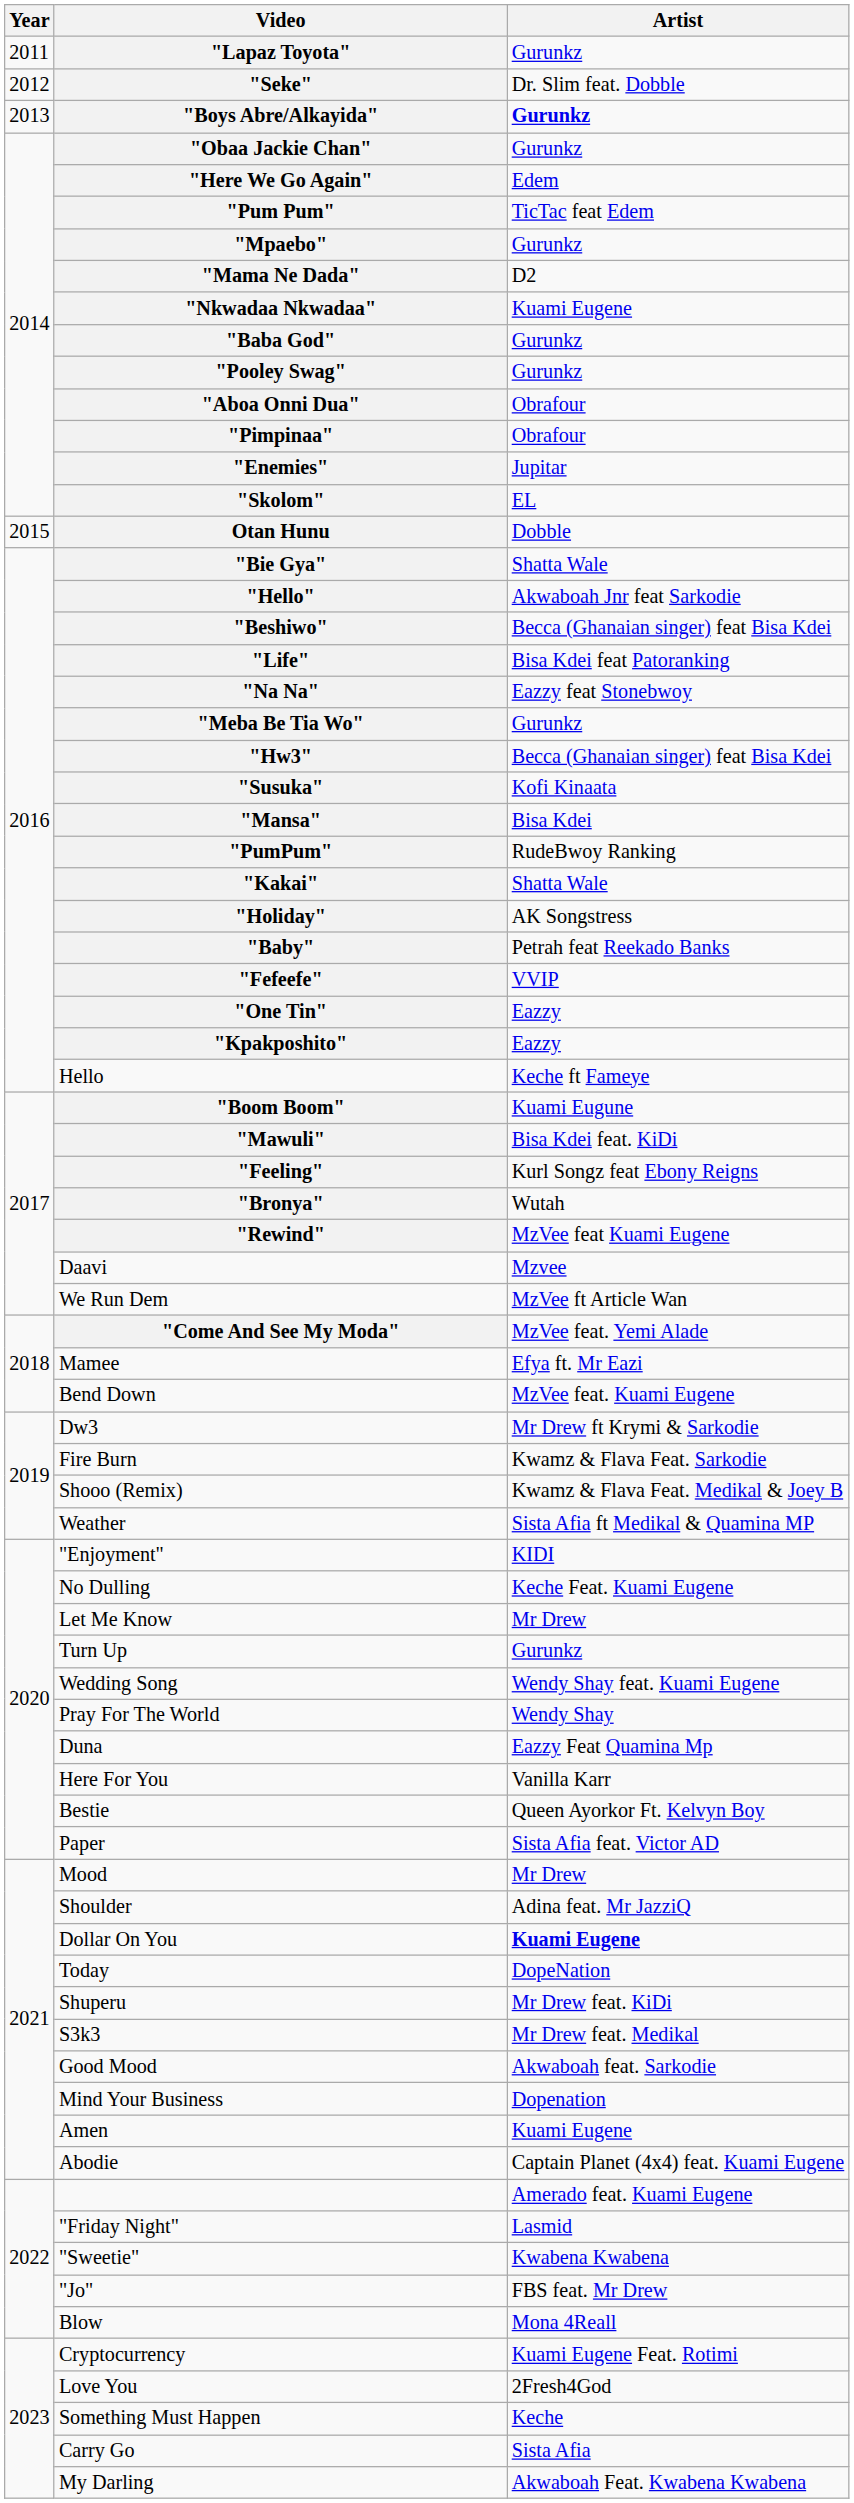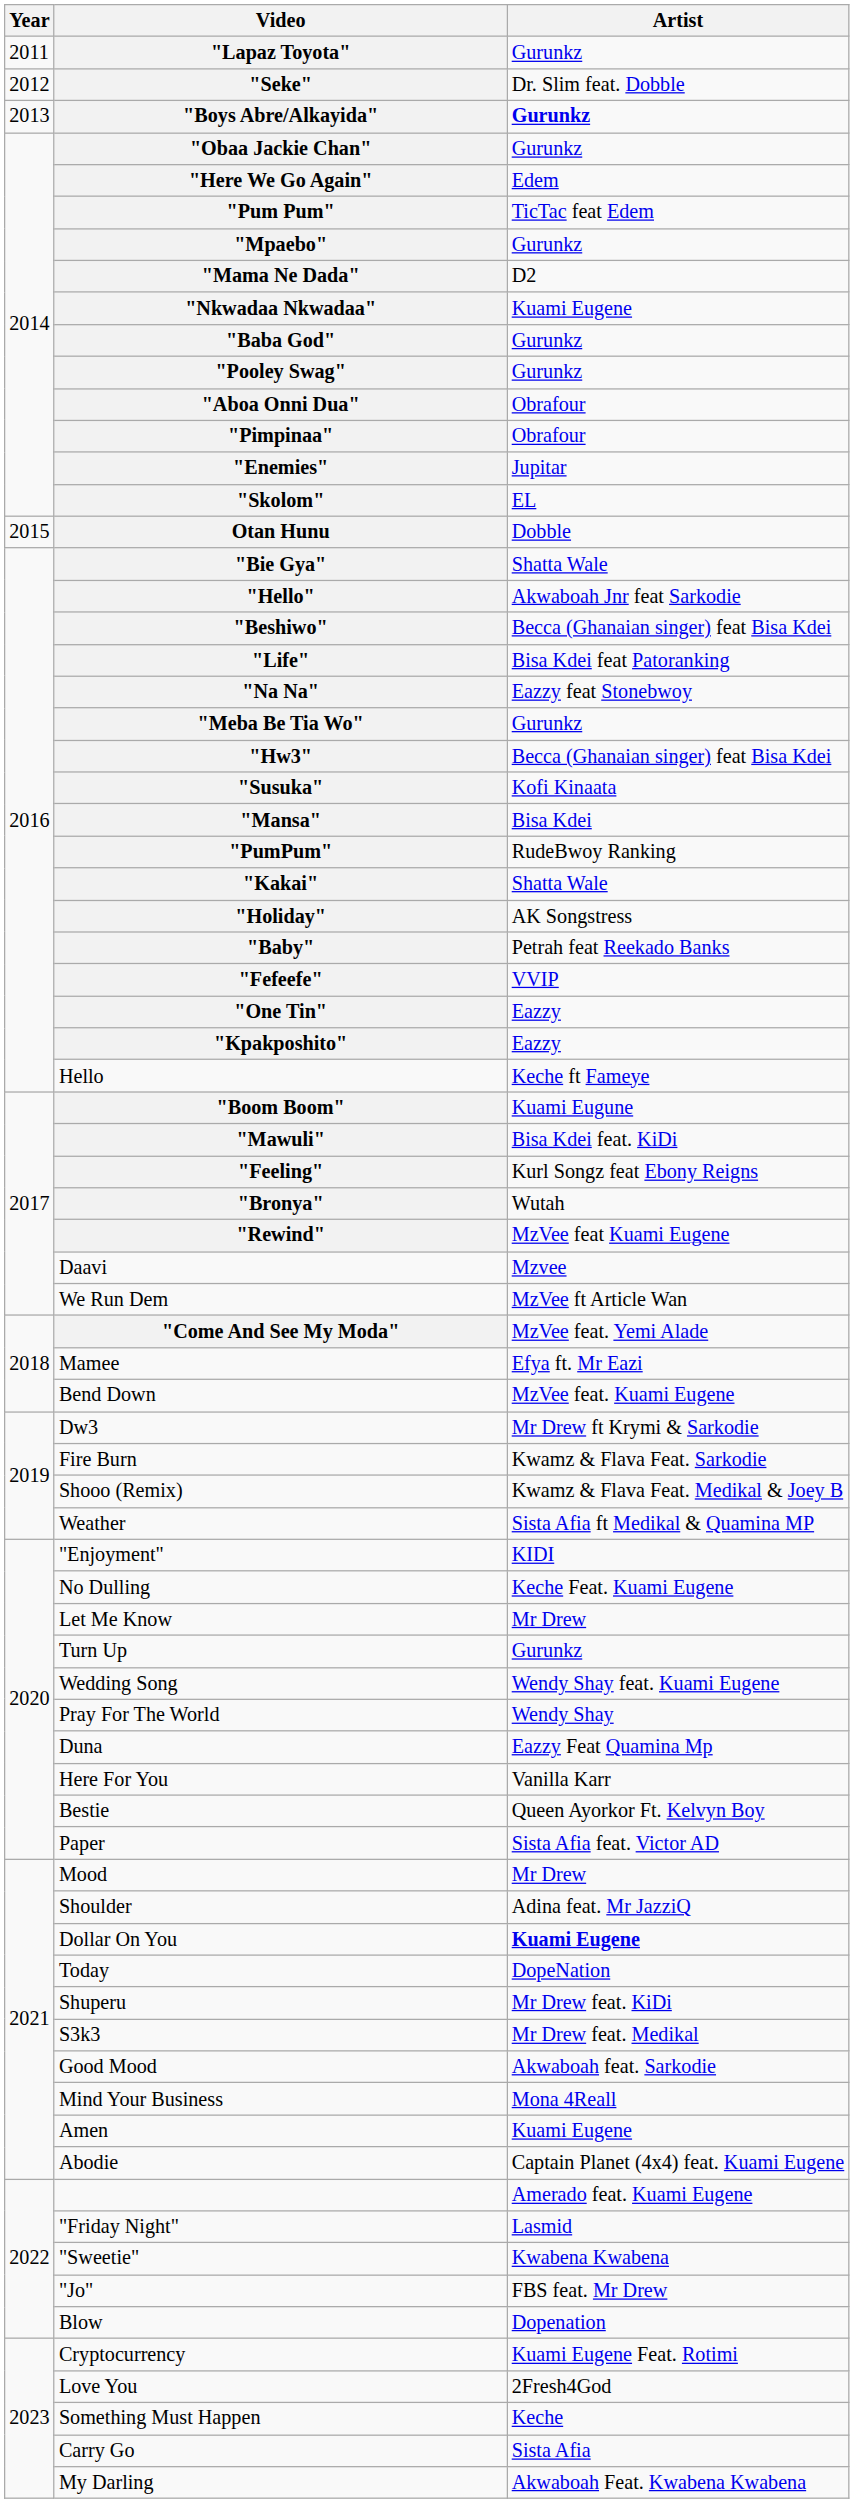(559, 2098) Dopenation -> (564, 2098) Mona 4Reall
(564, 2322) Mona 4Reall -> (559, 2322) Dopenation
